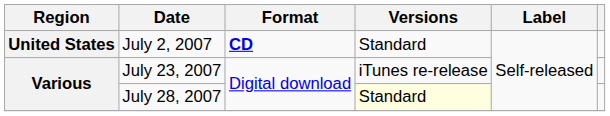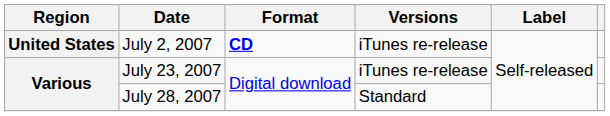(393, 44) Standard -> (423, 44) iTunes re-release
(393, 96) lightyellow background -> (393, 96) no background
